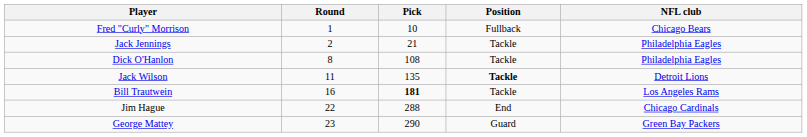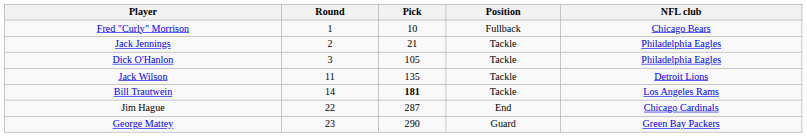(330, 60) 8 -> (330, 60) 3
(412, 60) 108 -> (412, 60) 105
(503, 76) bold -> (503, 76) normal
(330, 92) 16 -> (330, 92) 14
(412, 108) 288 -> (412, 108) 287
